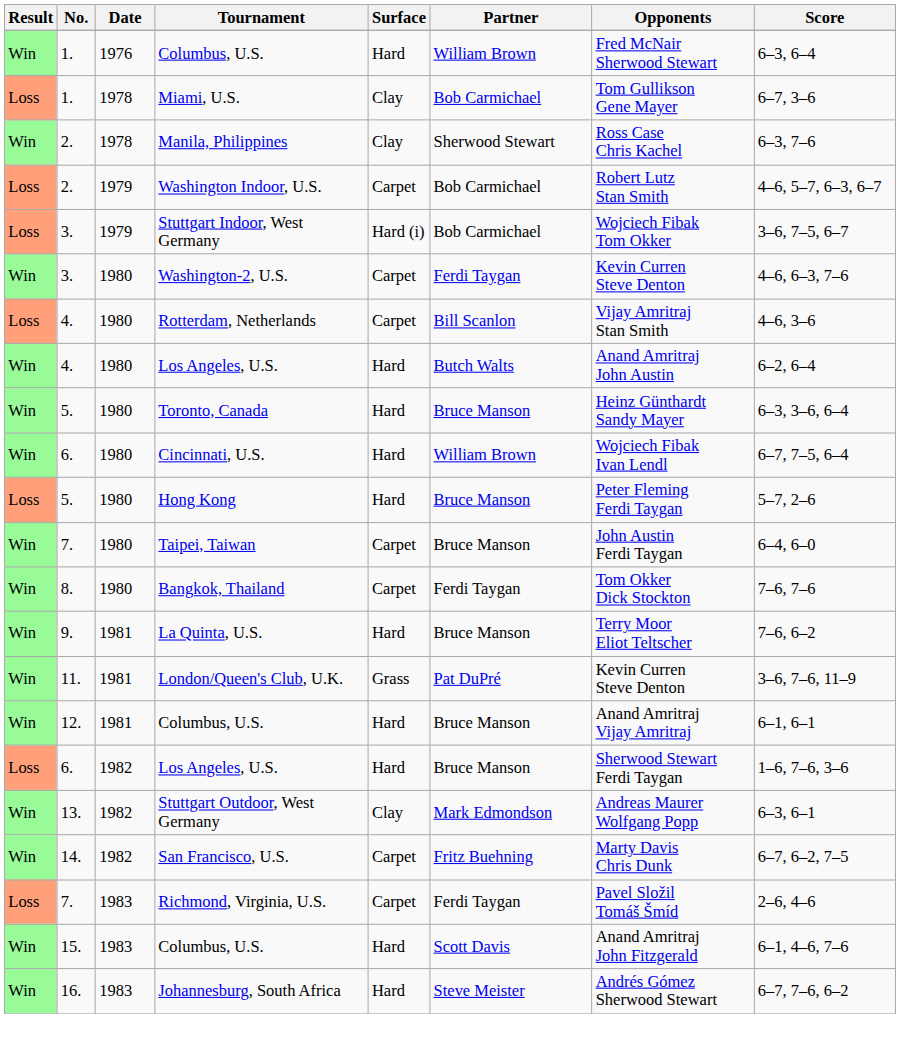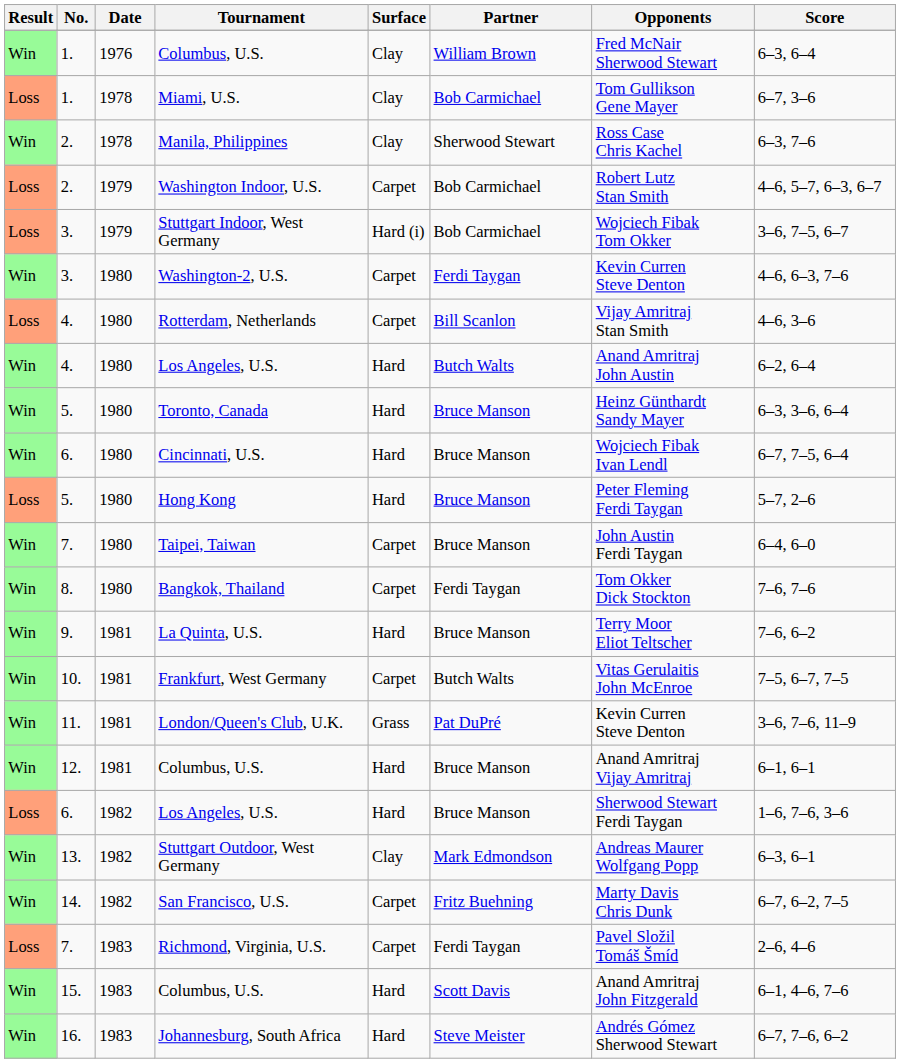(388, 52) Hard -> (388, 52) Clay
(485, 455) William Brown -> (482, 455) Bruce Manson
+ row: (71, 678)
